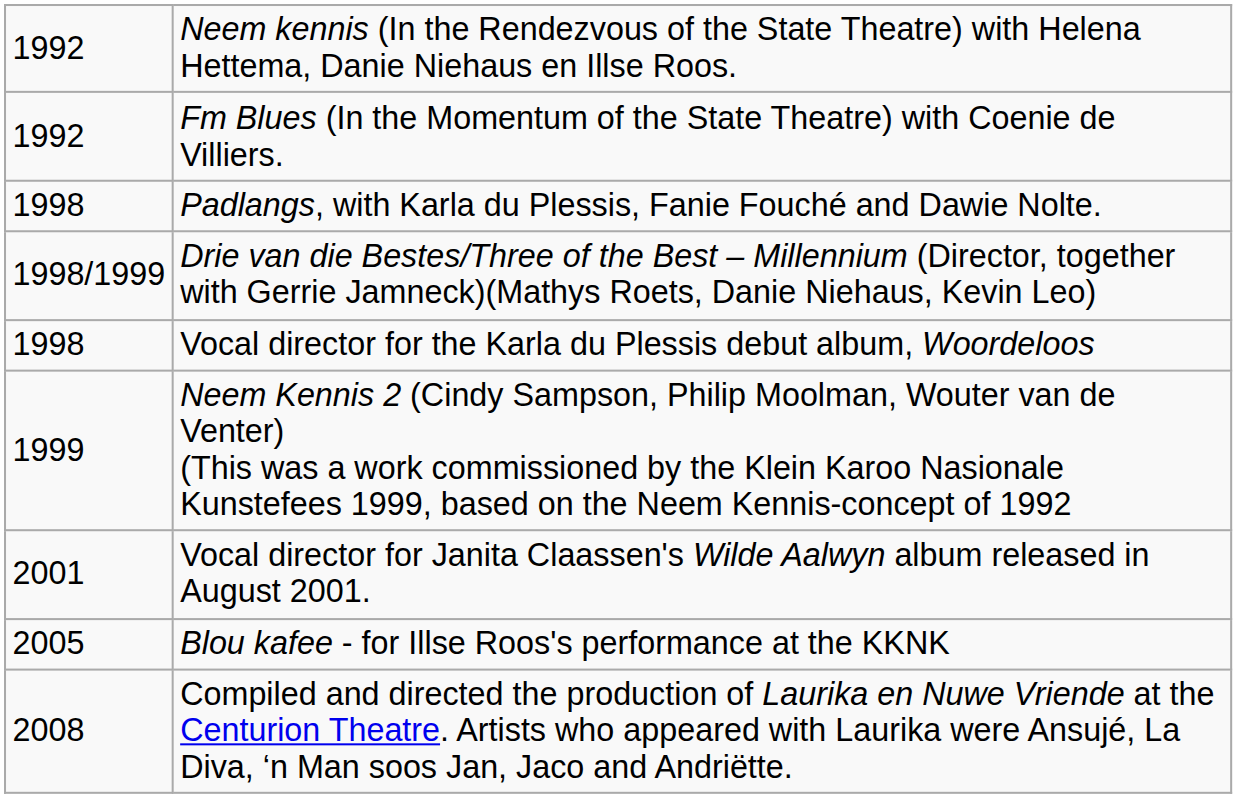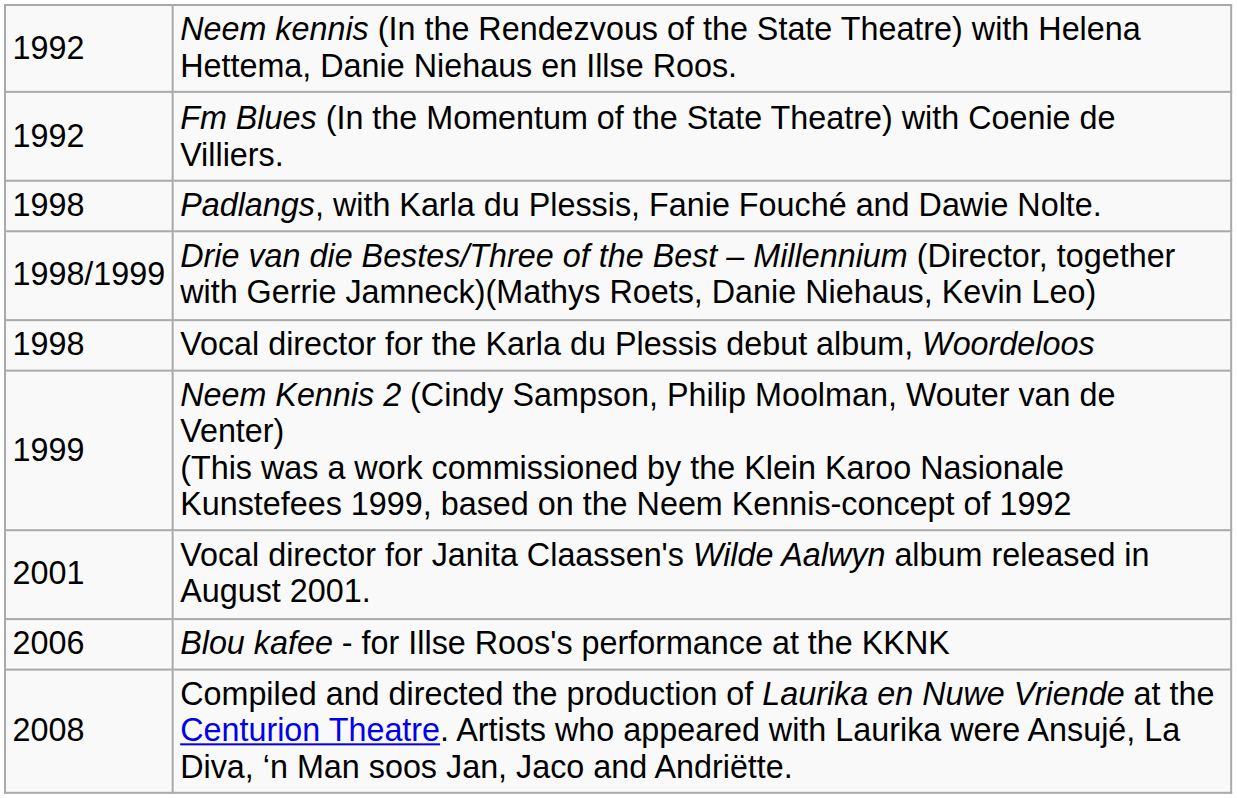(48, 643) 2005 -> (48, 643) 2006
